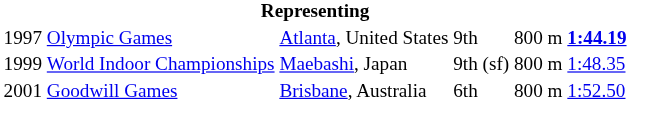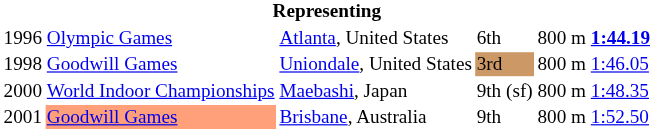(23, 37) 1997 -> (23, 37) 1996
(465, 37) 9th -> (489, 37) 6th
+ row: (376, 64)
(23, 64) 1999 -> (23, 90) 2000
(112, 90) no background -> (112, 116) lightsalmon background
(465, 90) 6th -> (489, 116) 9th
